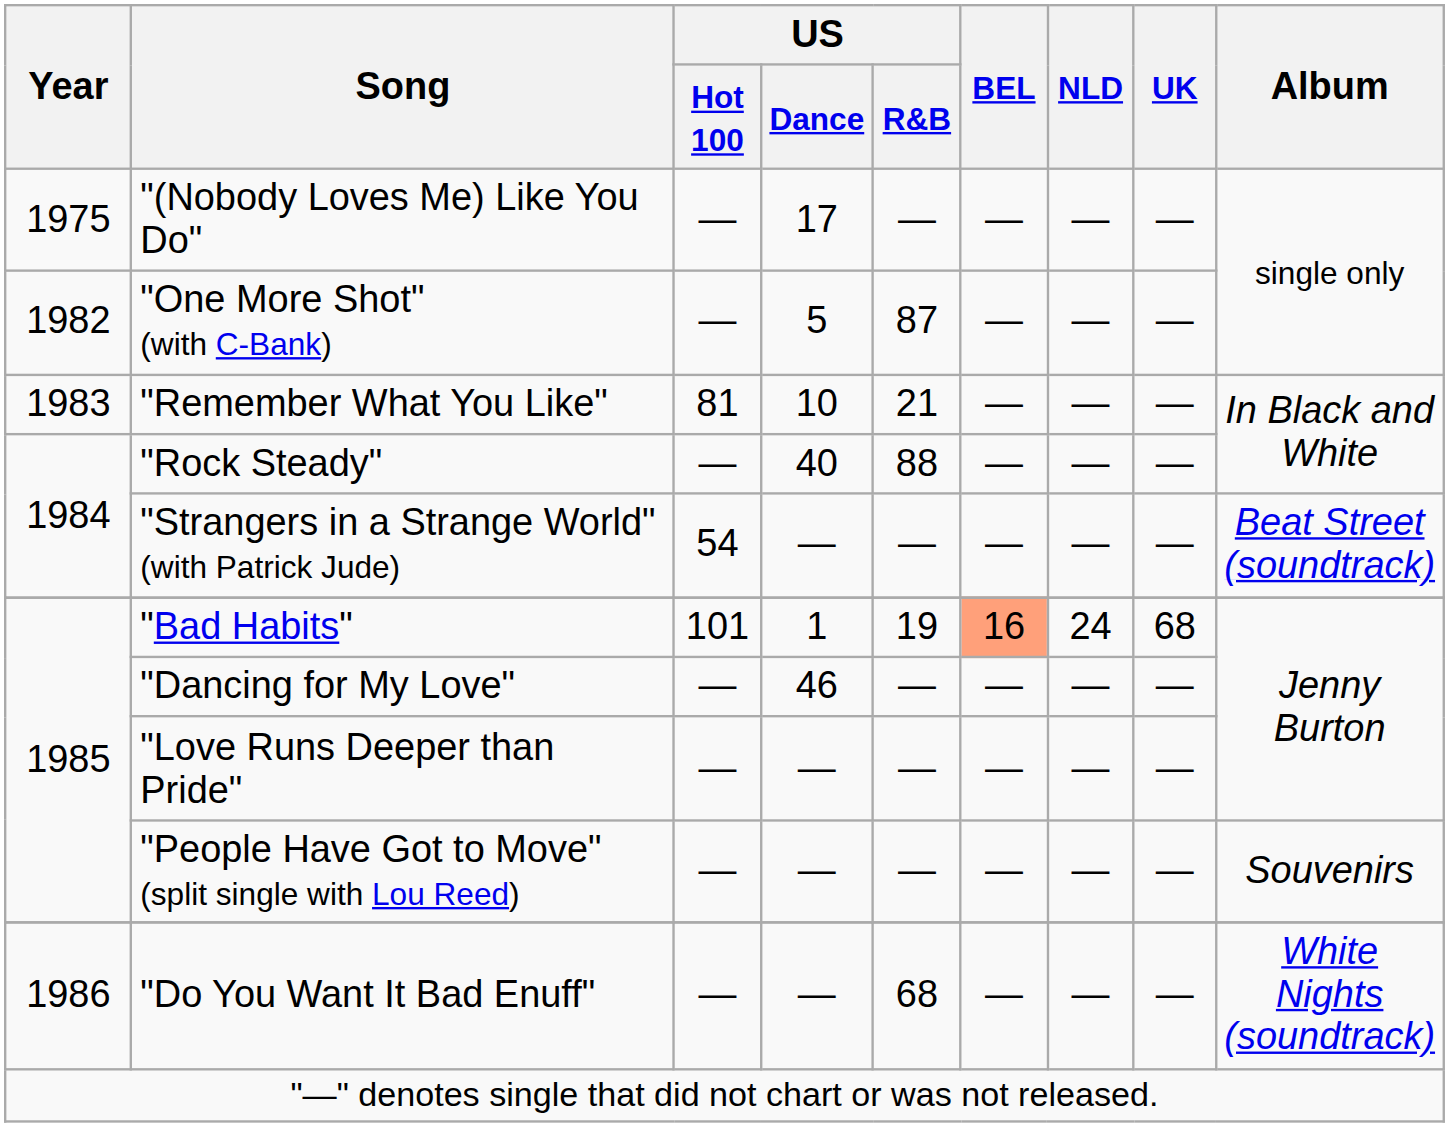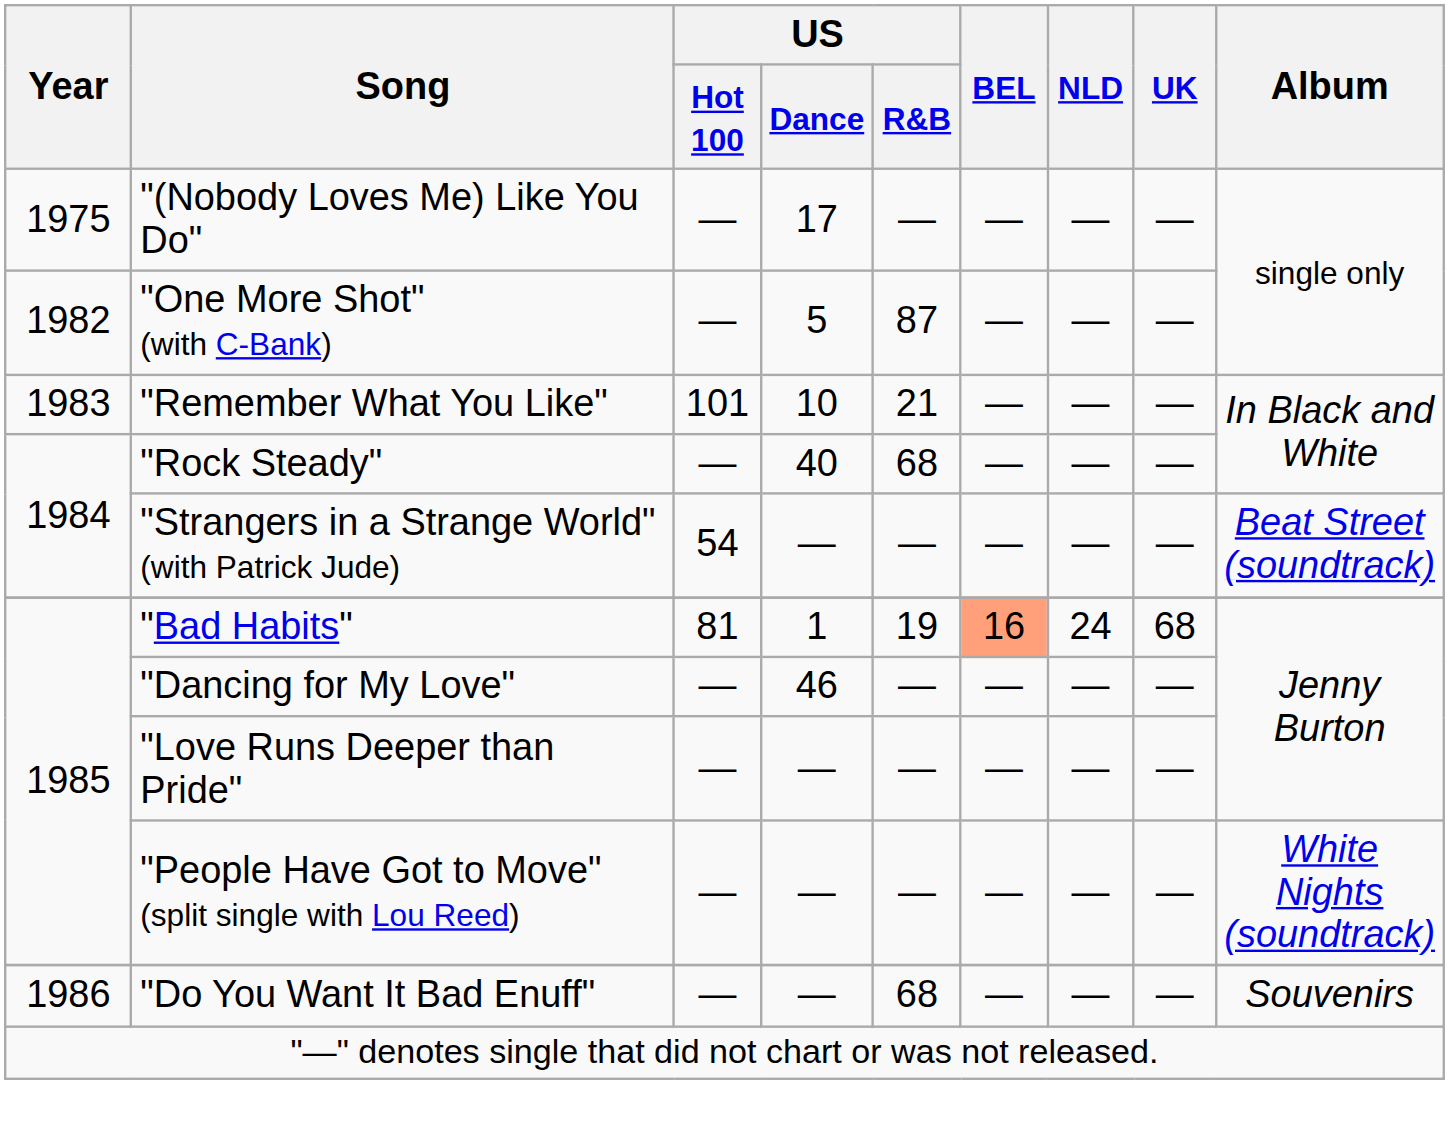(717, 403) 81 -> (717, 403) 101
(917, 463) 88 -> (917, 463) 68
(717, 626) 101 -> (717, 626) 81
(1330, 870) Souvenirs -> (1330, 891) White Nights (soundtrack)
(1330, 994) White Nights (soundtrack) -> (1330, 994) Souvenirs
